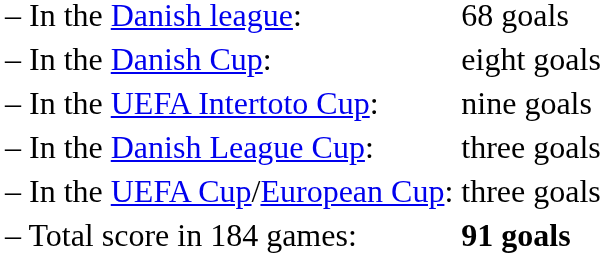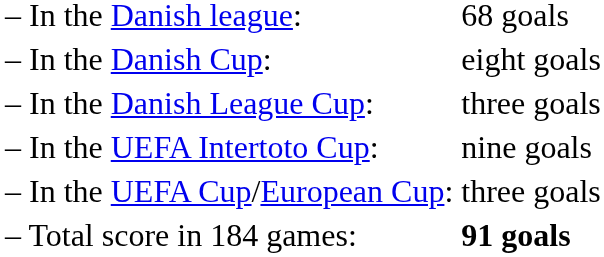rows swapped: (189, 147) <-> (192, 103)
